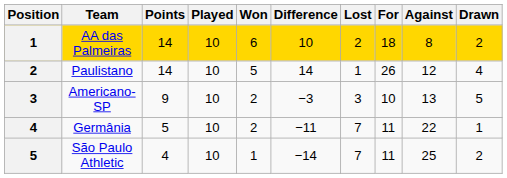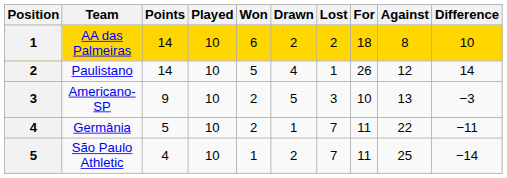columns swapped: (479, 14) <-> (306, 14)
